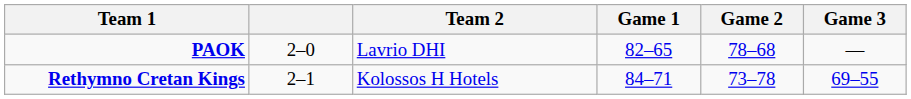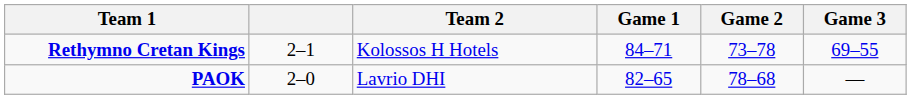rows swapped: (218, 49) <-> (147, 79)
